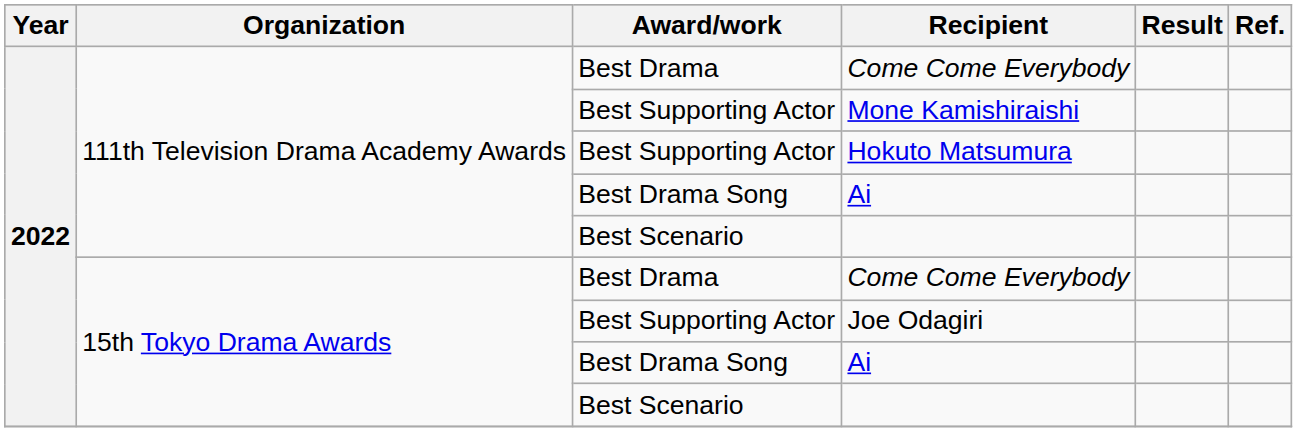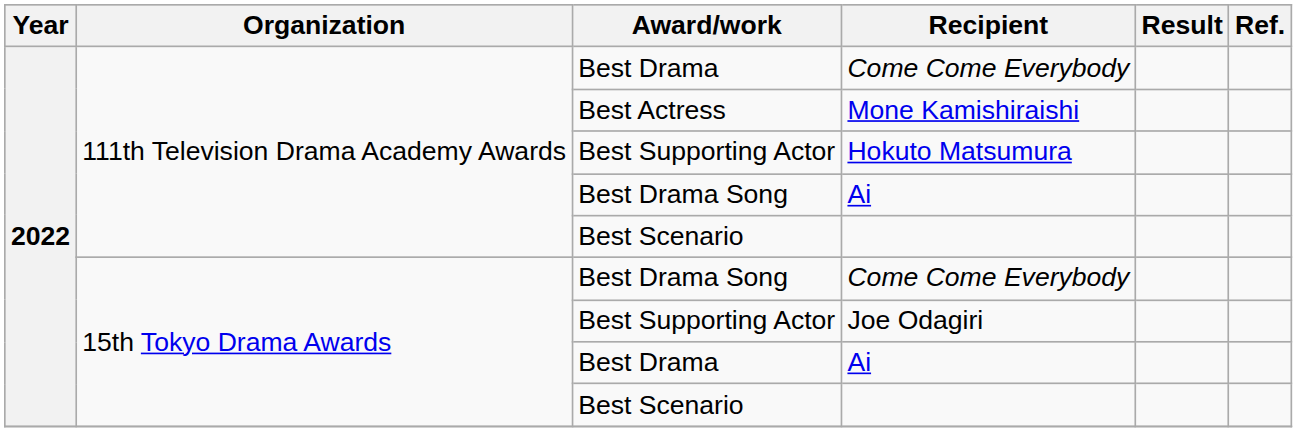(707, 109) Best Supporting Actor -> (652, 109) Best Actress
(648, 278) Best Drama -> (683, 278) Best Drama Song
(683, 362) Best Drama Song -> (648, 362) Best Drama
